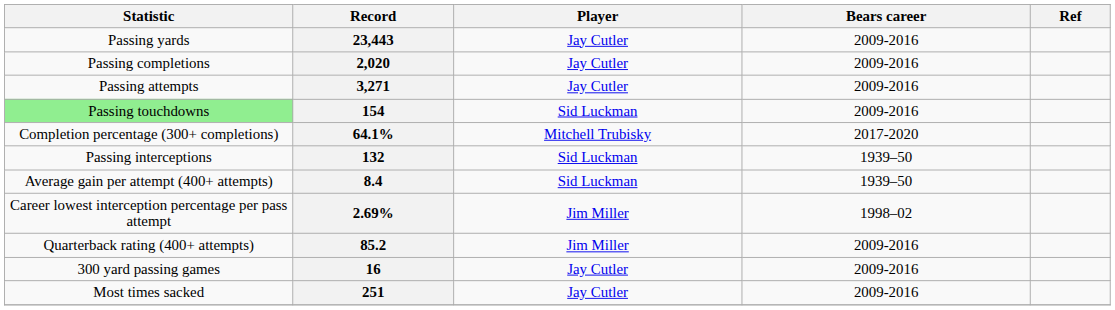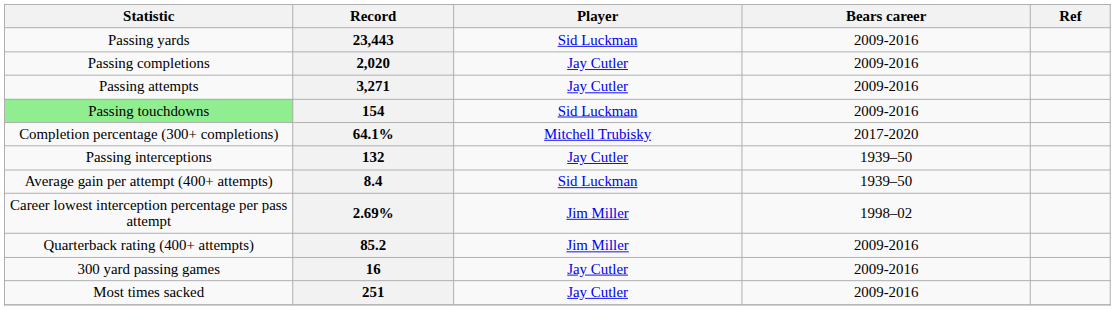(598, 39) Jay Cutler -> (598, 39) Sid Luckman
(598, 157) Sid Luckman -> (598, 157) Jay Cutler
